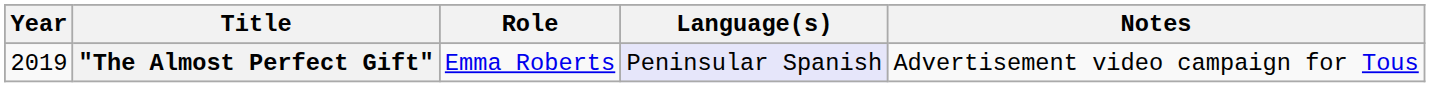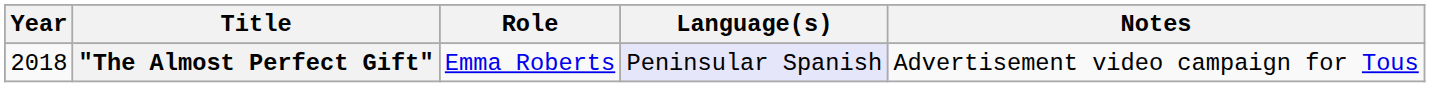(39, 63) 2019 -> (39, 63) 2018
